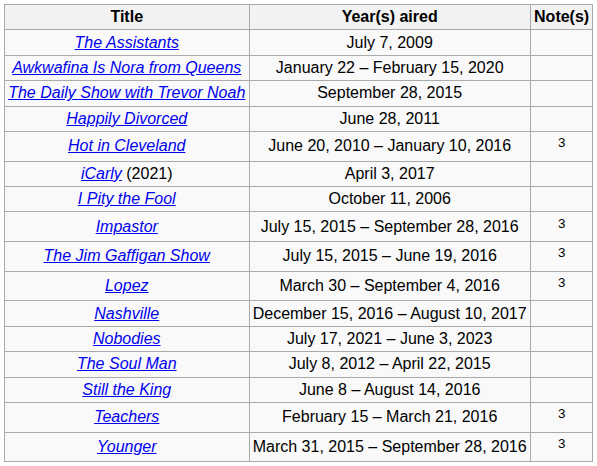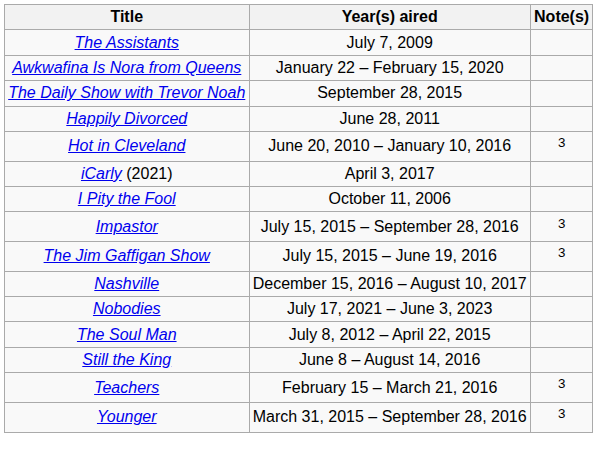- row: (127, 286)
